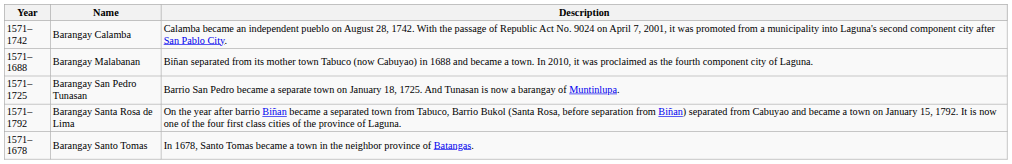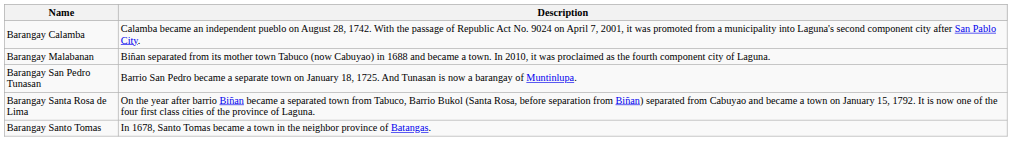- column: (27, 12)
